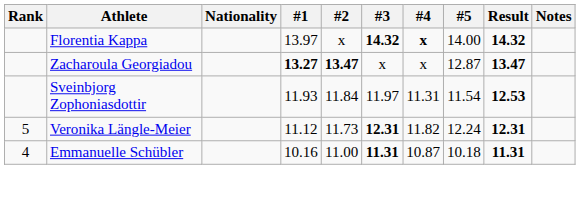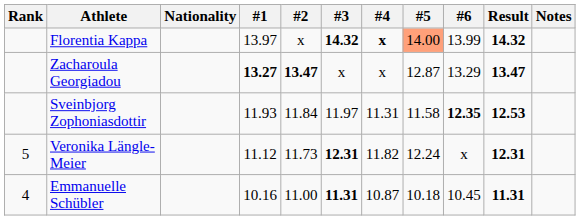+ column: (464, 16)
(464, 40) no background -> (423, 40) lightsalmon background
(464, 96) 11.54 -> (423, 113) 11.58
